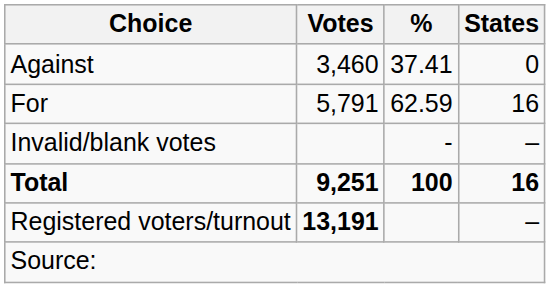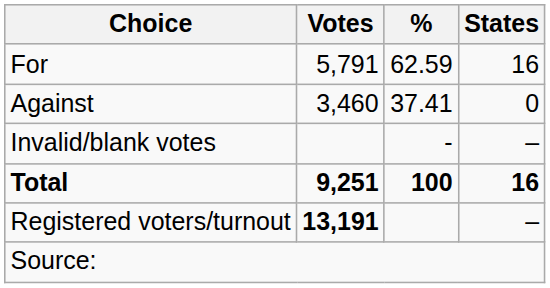rows swapped: (29, 103) <-> (52, 63)
